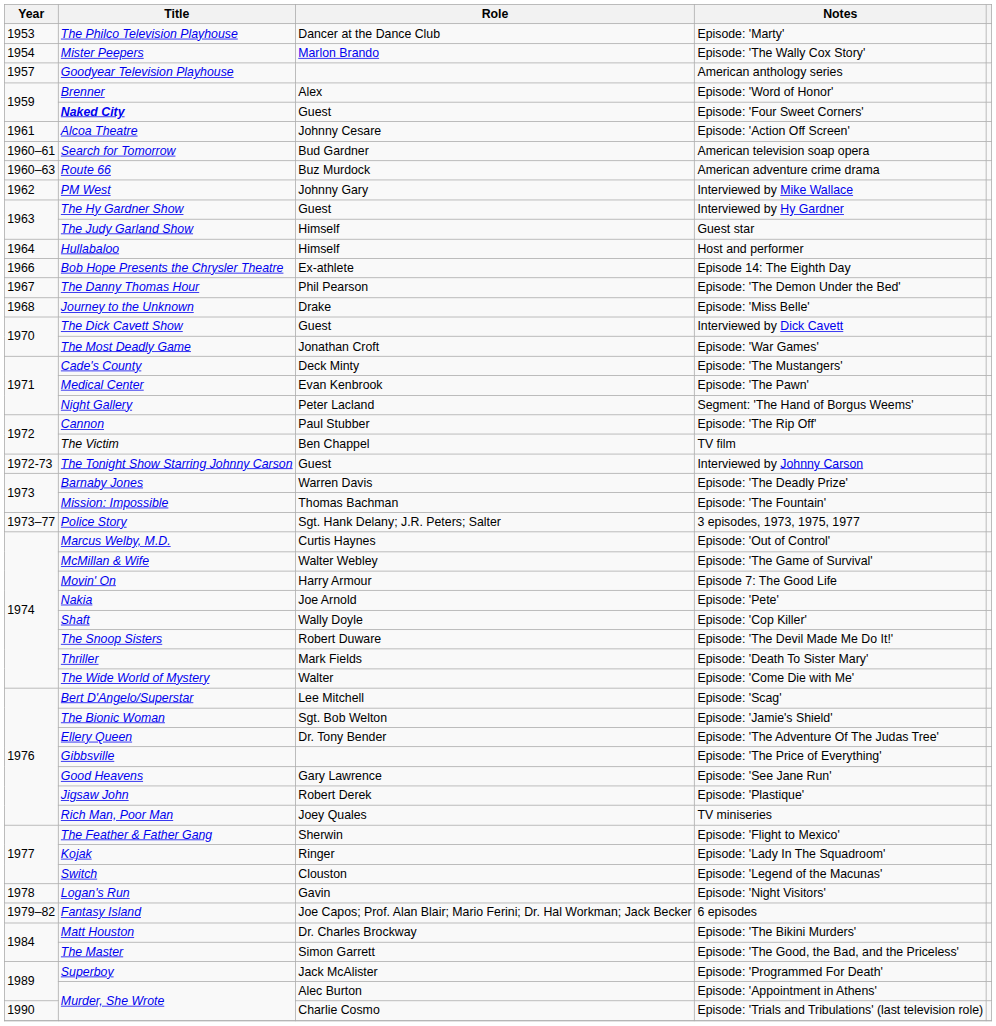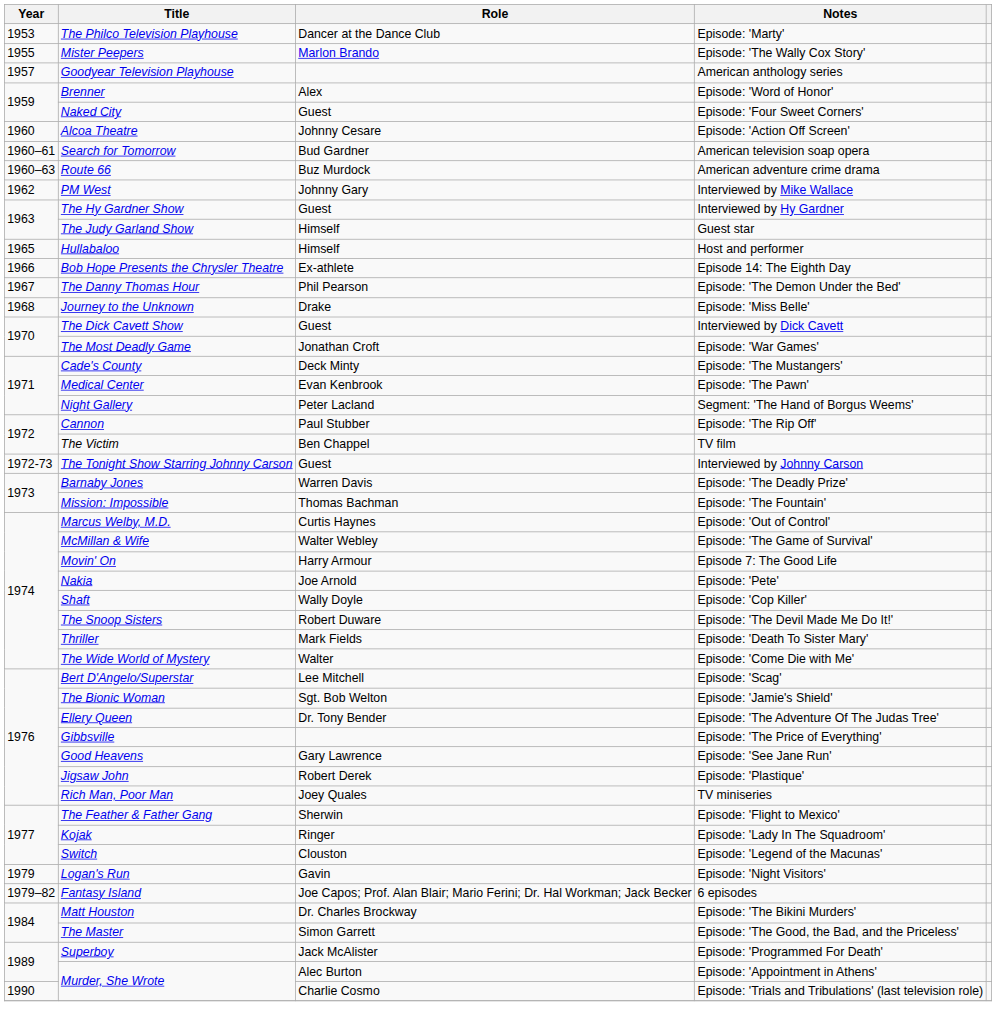(21, 53) 1954 -> (21, 53) 1955
(93, 111) bold -> (91, 111) normal
(21, 131) 1961 -> (21, 131) 1960
(21, 248) 1964 -> (21, 248) 1965
- row: (779, 522)
(21, 893) 1978 -> (21, 873) 1979
